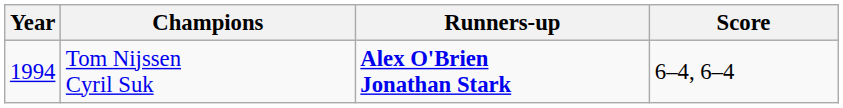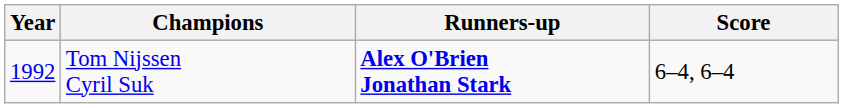(33, 71) 1994 -> (33, 71) 1992
